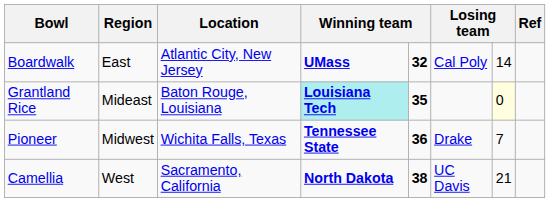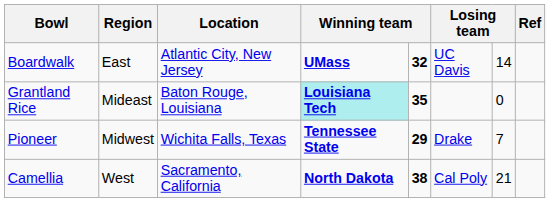(461, 62) Cal Poly -> (452, 62) UC Davis
(500, 101) lightyellow background -> (500, 101) no background
(420, 139) 36 -> (420, 139) 29
(452, 178) UC Davis -> (461, 178) Cal Poly
